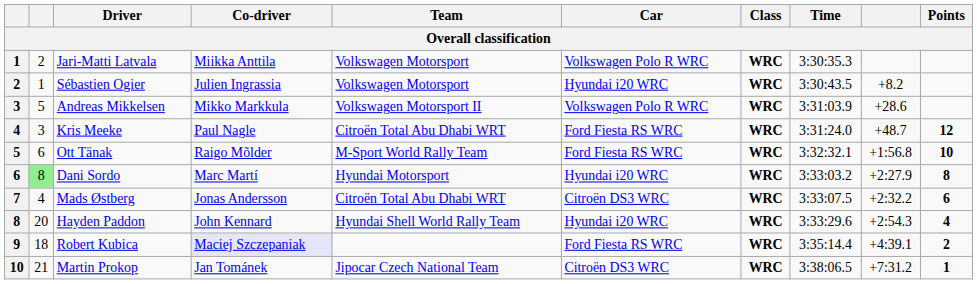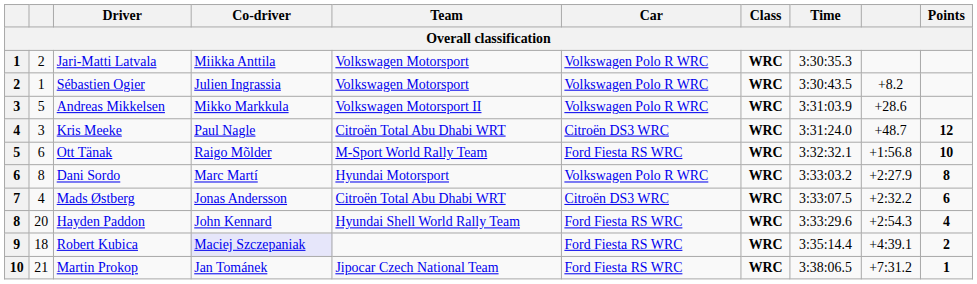(616, 84) Hyundai i20 WRC -> (636, 84) Volkswagen Polo R WRC
(623, 129) Ford Fiesta RS WRC -> (617, 129) Citroën DS3 WRC
(41, 175) lightgreen background -> (41, 175) no background
(616, 175) Hyundai i20 WRC -> (636, 175) Volkswagen Polo R WRC
(616, 221) Hyundai i20 WRC -> (623, 221) Ford Fiesta RS WRC
(617, 267) Citroën DS3 WRC -> (623, 267) Ford Fiesta RS WRC
